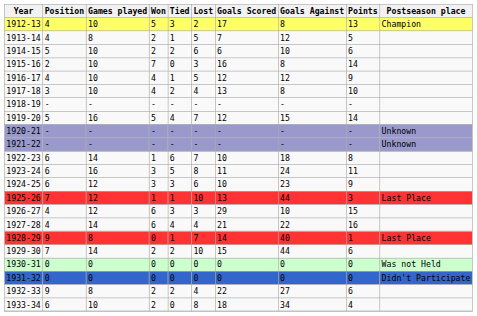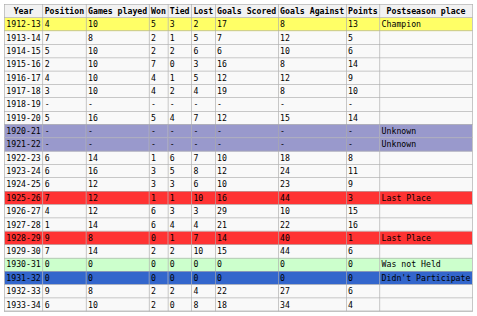(47, 38) 4 -> (47, 38) 7
(222, 91) 13 -> (222, 91) 19
(222, 171) 11 -> (222, 171) 12
(222, 198) 13 -> (222, 198) 16
(47, 225) 4 -> (47, 225) 1
